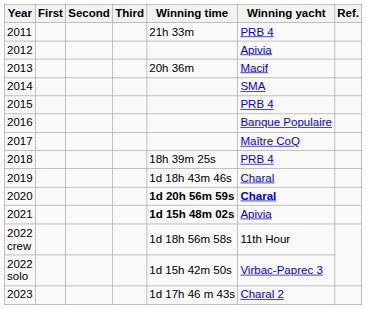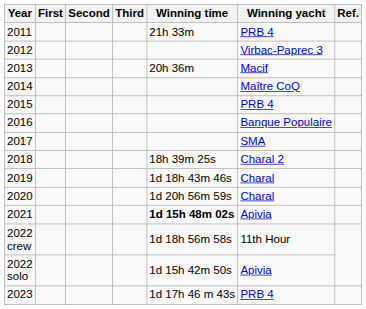(256, 50) Apivia -> (282, 50) Virbac-Paprec 3
(253, 86) SMA -> (270, 86) Maître CoQ
(270, 141) Maître CoQ -> (253, 141) SMA
(257, 159) PRB 4 -> (262, 159) Charal 2
(192, 196) bold -> (191, 196) normal
(258, 196) bold -> (257, 196) normal
(282, 270) Virbac-Paprec 3 -> (256, 270) Apivia
(262, 295) Charal 2 -> (257, 295) PRB 4
